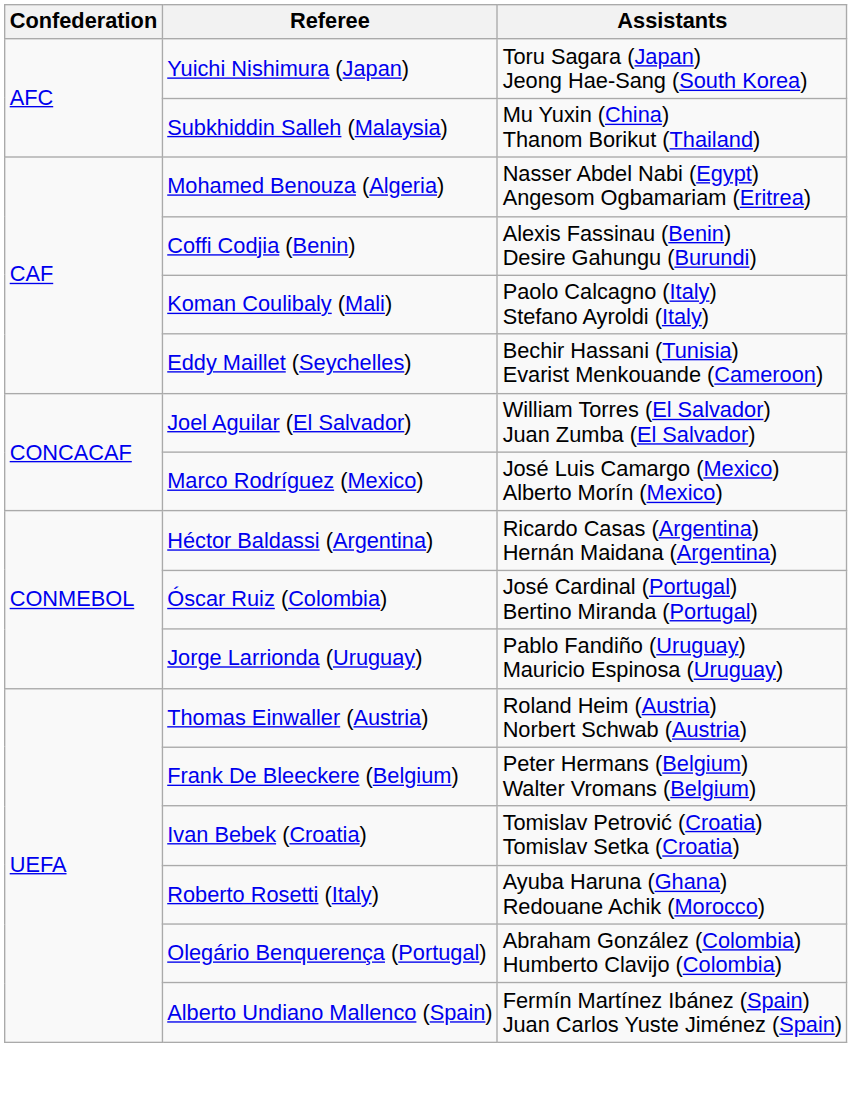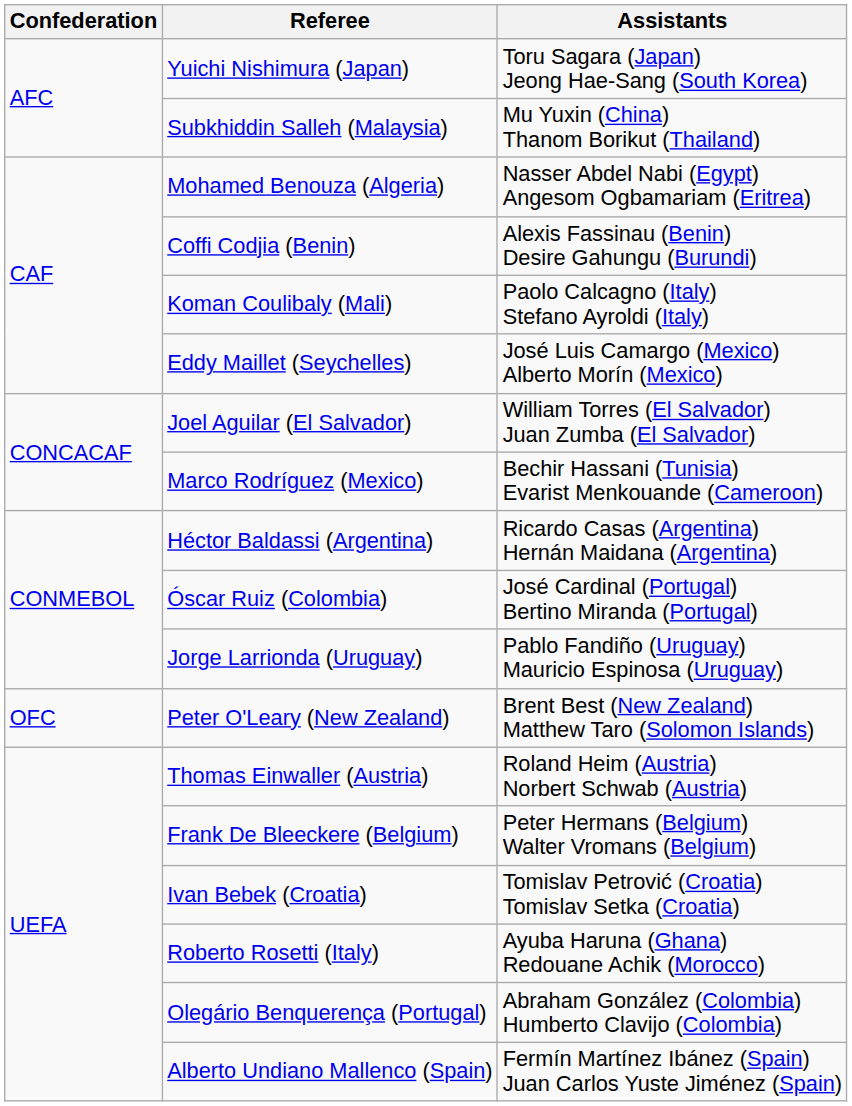(663, 363) Bechir Hassani (Tunisia) Evarist Menkouande (Cameroon) -> (641, 363) José Luis Camargo (Mexico) Alberto Morín (Mexico)
(641, 481) José Luis Camargo (Mexico) Alberto Morín (Mexico) -> (663, 481) Bechir Hassani (Tunisia) Evarist Menkouande (Cameroon)
+ row: (308, 717)
